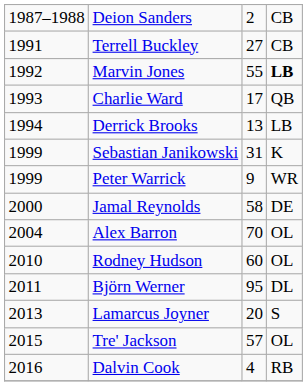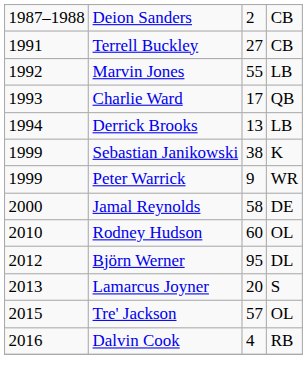(282, 71) bold -> (282, 71) normal
(254, 152) 31 -> (254, 152) 38
- row: (135, 233)
(25, 286) 2011 -> (25, 260) 2012
